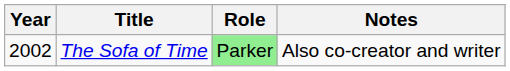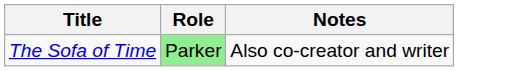- column: (30, 19)
